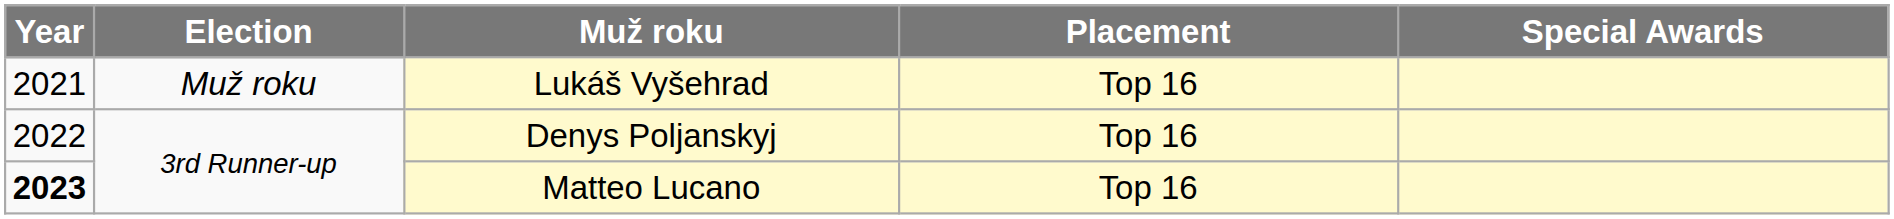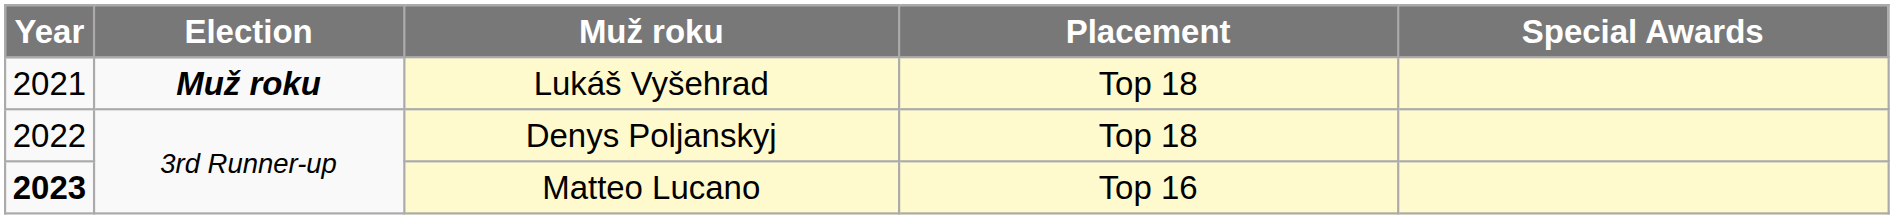(249, 84) normal -> (249, 84) bold
(1148, 84) Top 16 -> (1148, 84) Top 18
(1148, 136) Top 16 -> (1148, 136) Top 18
